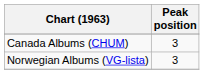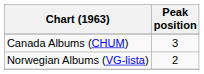(175, 60) 3 -> (175, 60) 2
